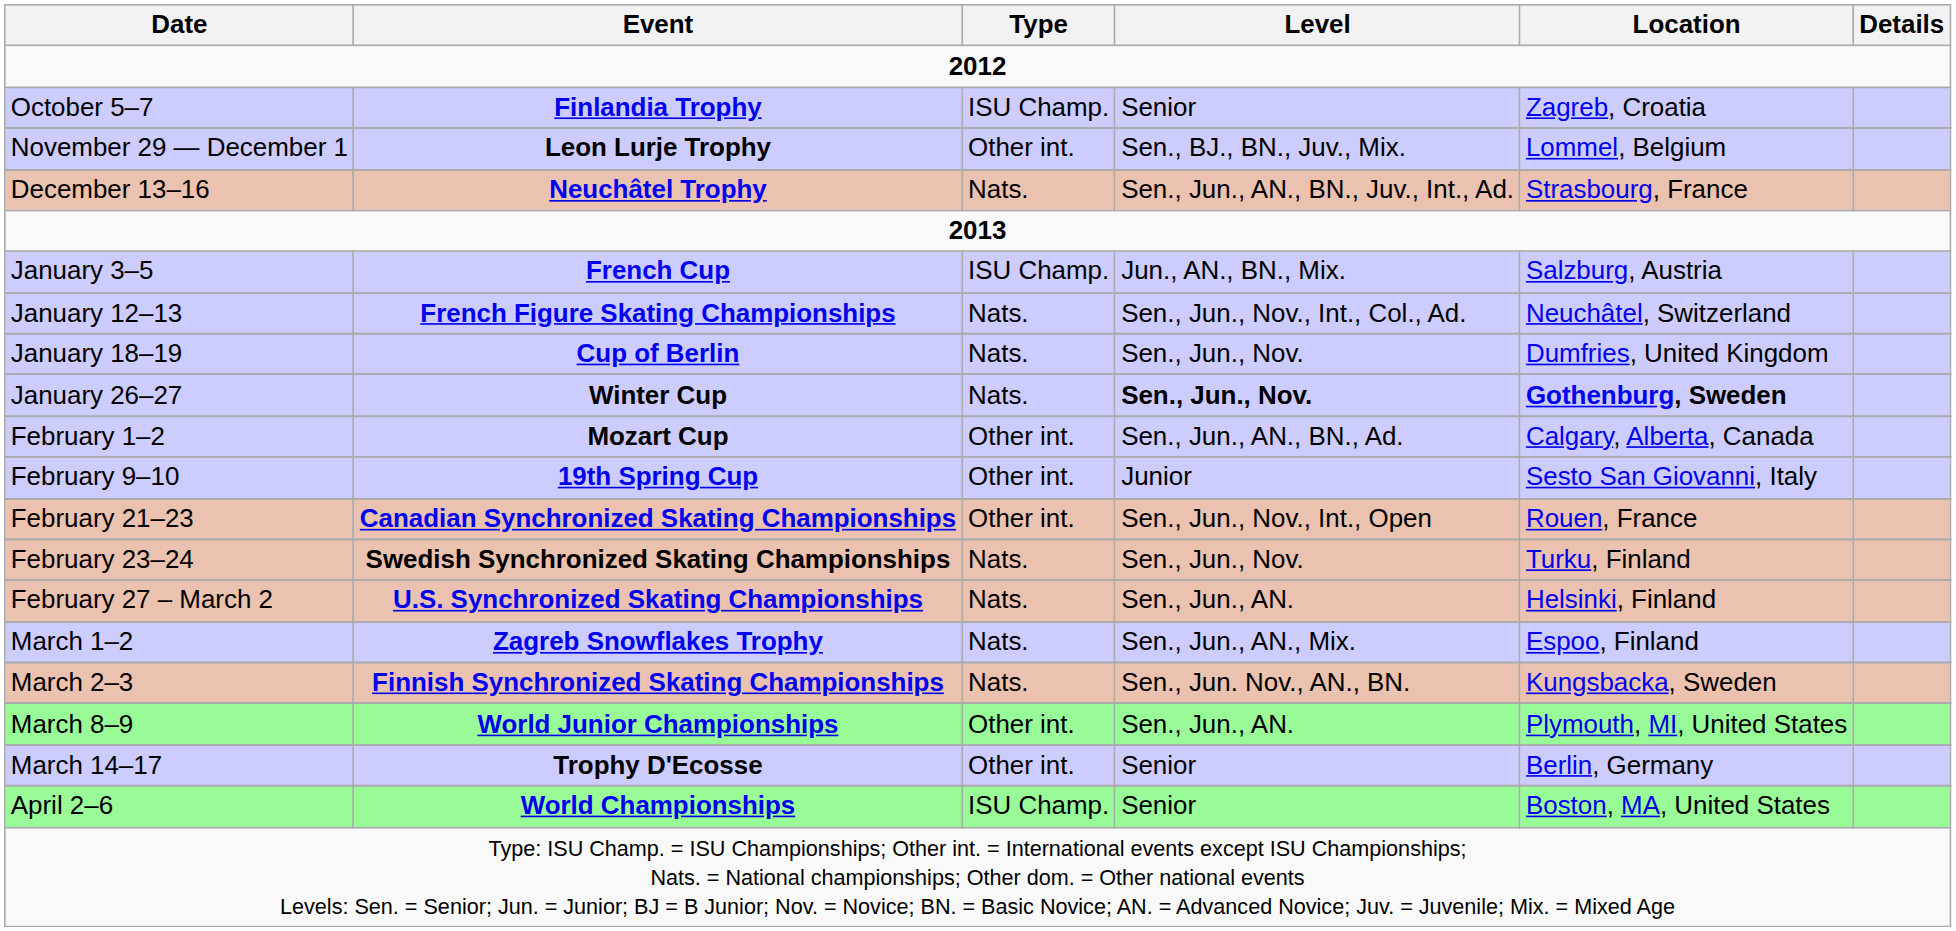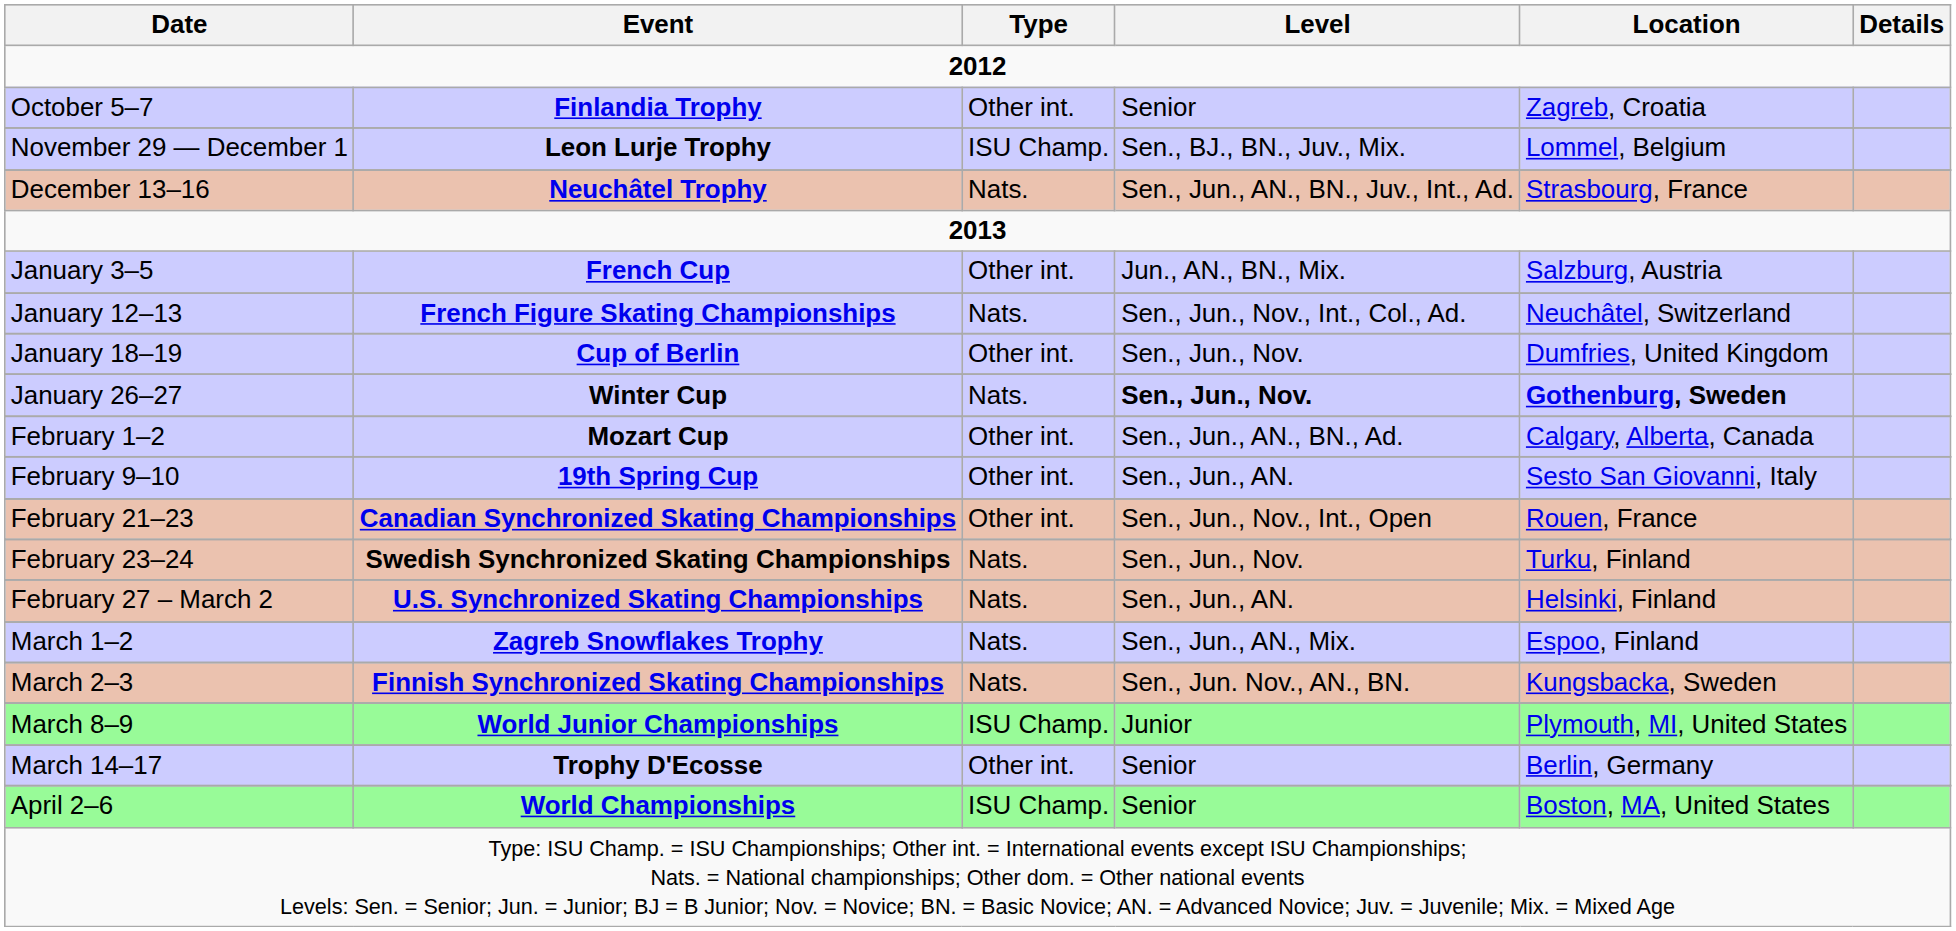(1039, 107) ISU Champ. -> (1021, 107) Other int.
(1021, 148) Other int. -> (1039, 148) ISU Champ.
(1039, 271) ISU Champ. -> (1021, 271) Other int.
(998, 353) Nats. -> (1021, 353) Other int.
(1156, 477) Junior -> (1208, 477) Sen., Jun., AN.
(1021, 723) Other int. -> (1039, 723) ISU Champ.
(1208, 723) Sen., Jun., AN. -> (1156, 723) Junior
